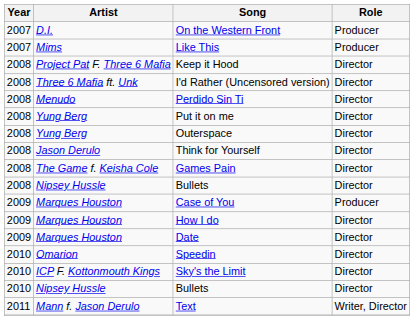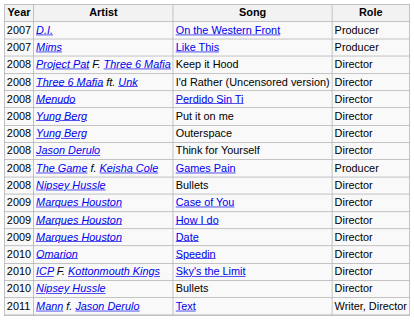(354, 168) Director -> (357, 168) Producer
(357, 202) Producer -> (354, 202) Director
